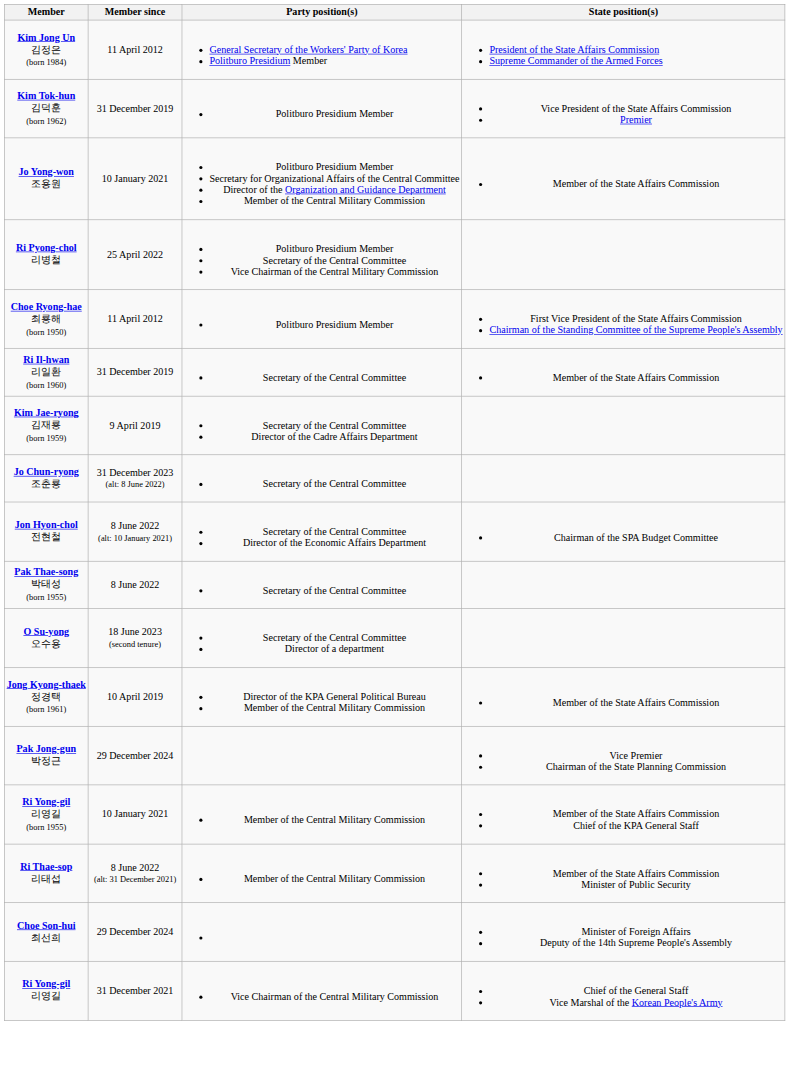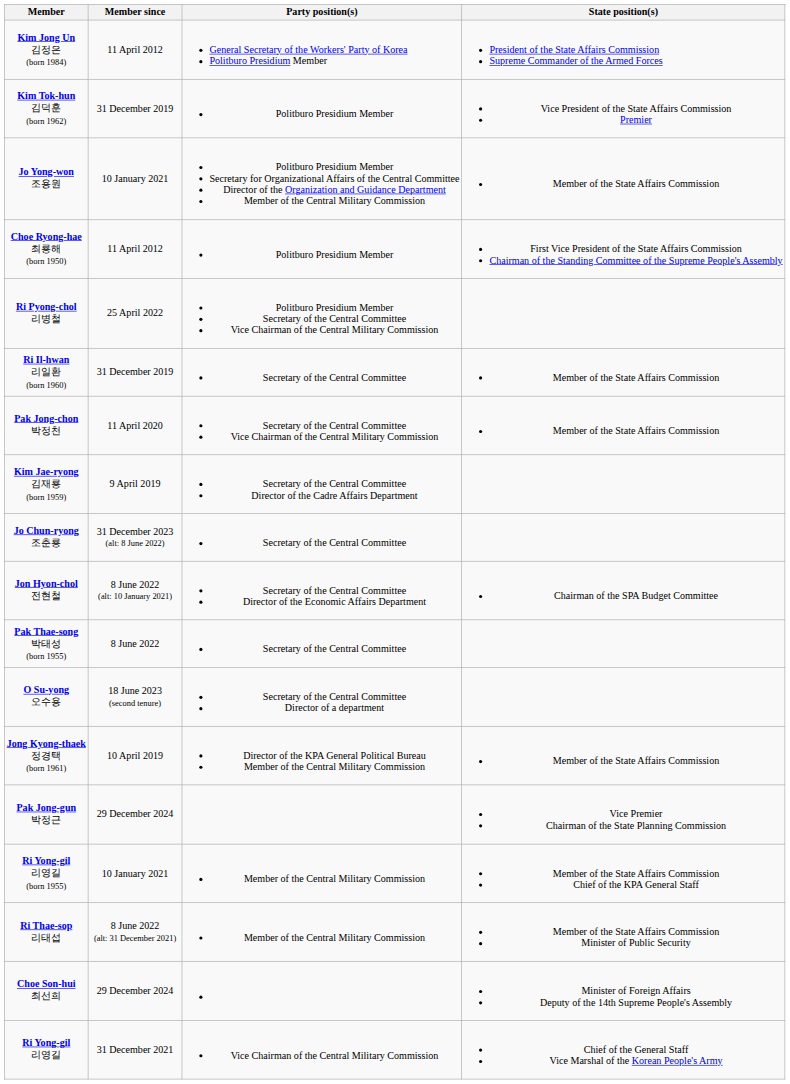rows swapped: (46, 319) <-> (46, 254)
+ row: (46, 424)
